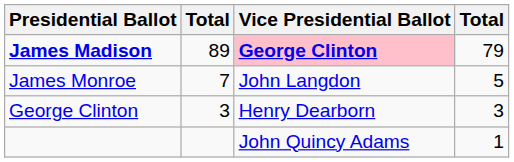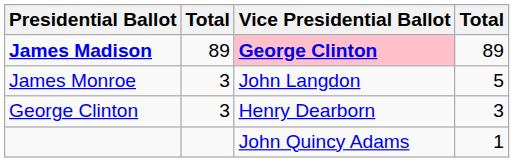(493, 50) 79 -> (493, 50) 89
(224, 80) 7 -> (224, 80) 3
